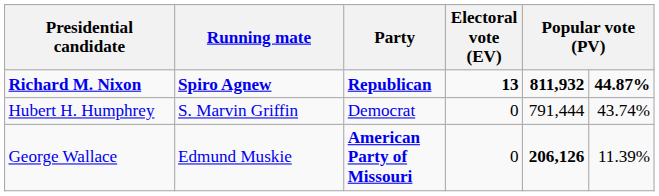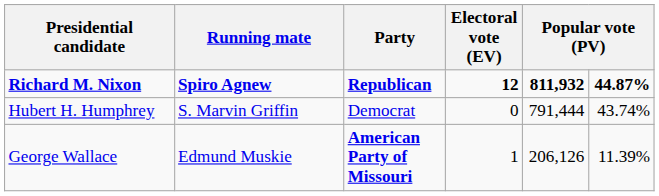(510, 83) 13 -> (510, 83) 12
(514, 157) 0 -> (514, 157) 1
(557, 157) bold -> (557, 157) normal
